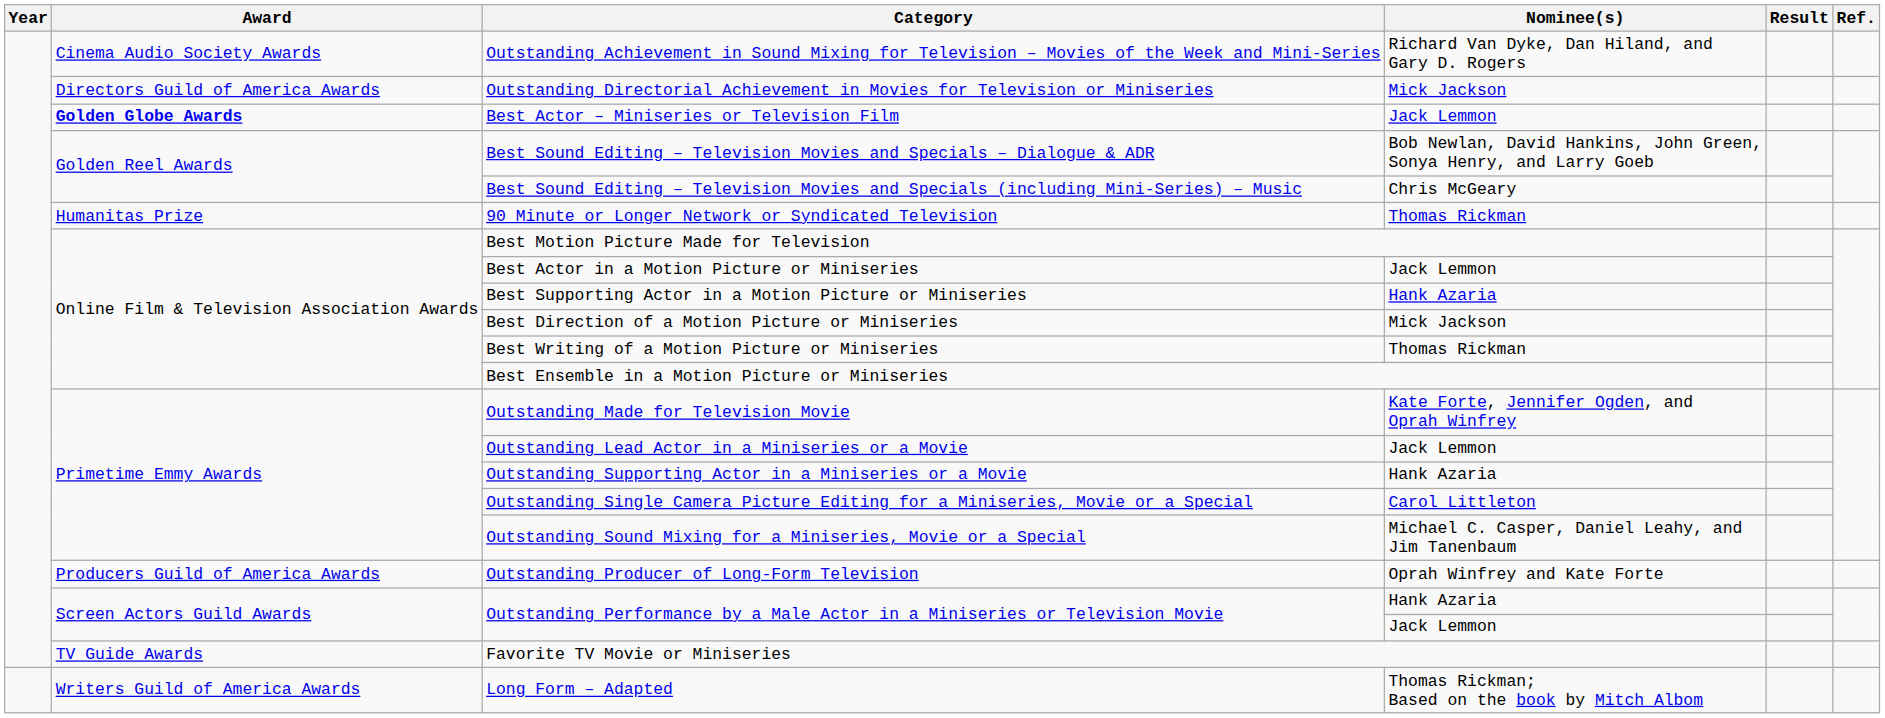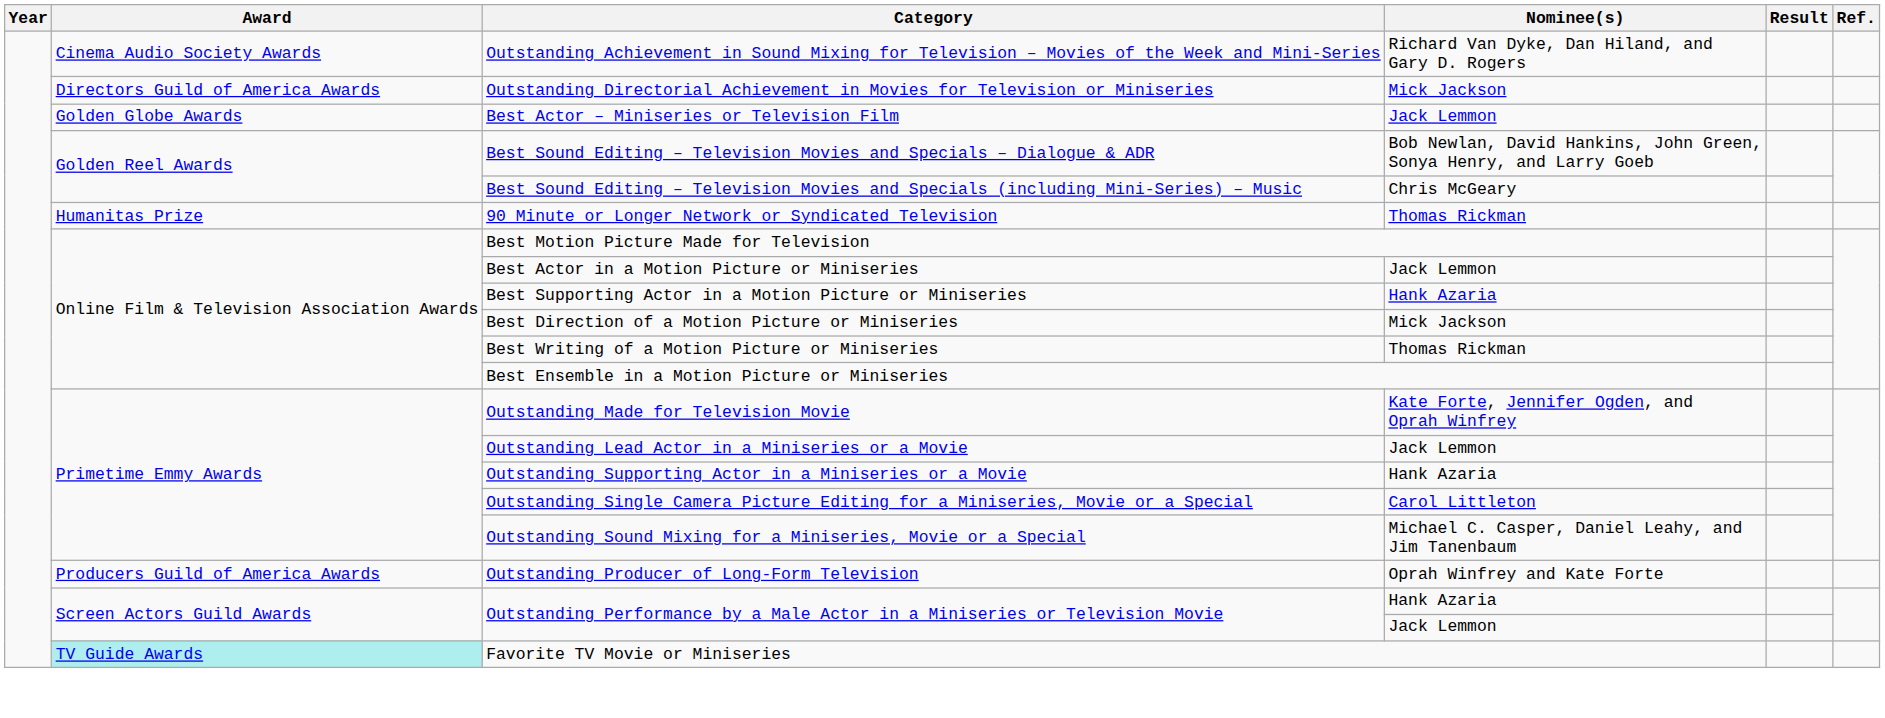(149, 117) bold -> (149, 117) normal
(129, 654) no background -> (129, 654) paleturquoise background
- row: (580, 690)
